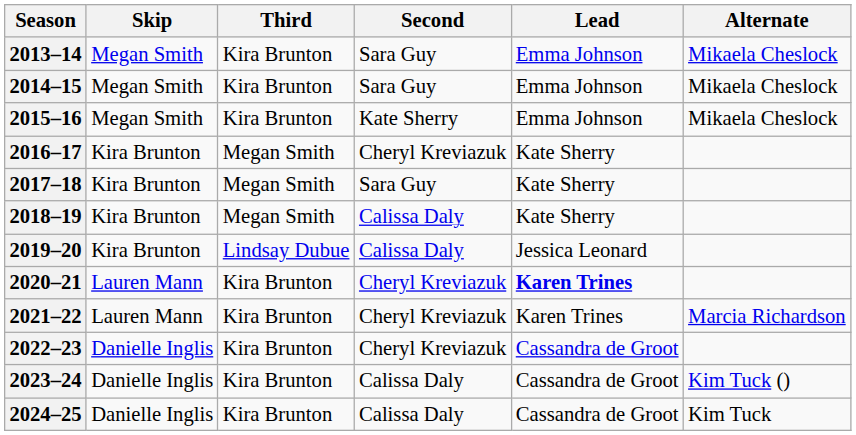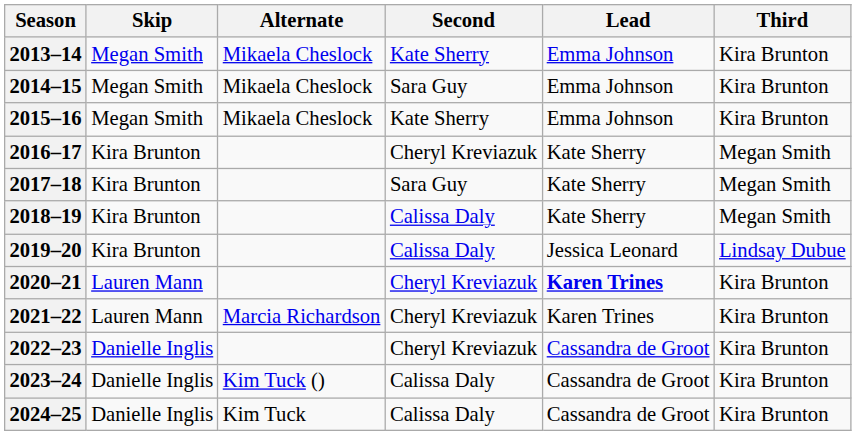columns swapped: (286, 20) <-> (767, 20)
(398, 53) Sara Guy -> (439, 53) Kate Sherry
